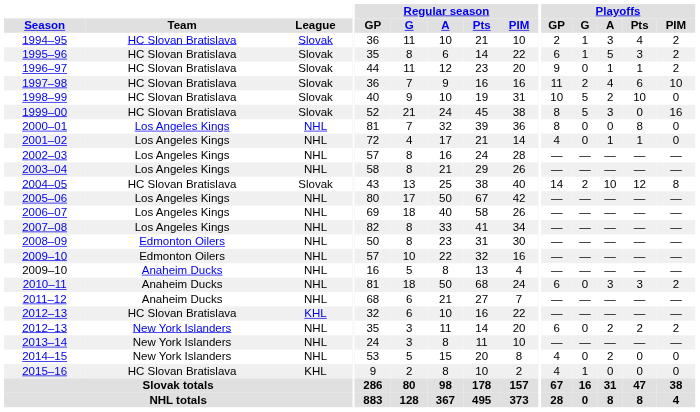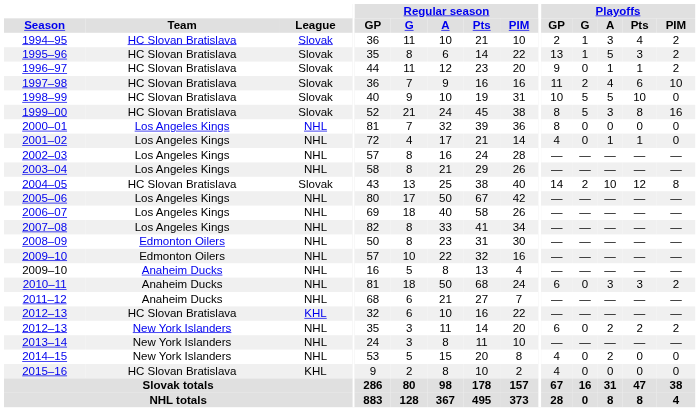(557, 54) 6 -> (557, 54) 13
(610, 97) 2 -> (610, 97) 5
(640, 112) 0 -> (640, 112) 8
(640, 126) 8 -> (640, 126) 0
(585, 371) 1 -> (585, 371) 0
